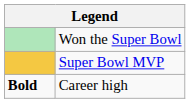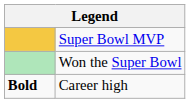rows swapped: (120, 39) <-> (112, 62)
